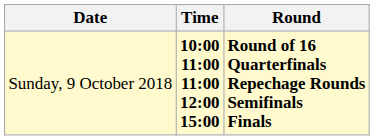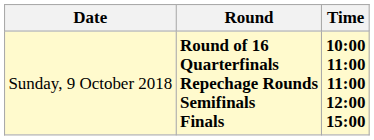columns swapped: (200, 17) <-> (296, 17)
